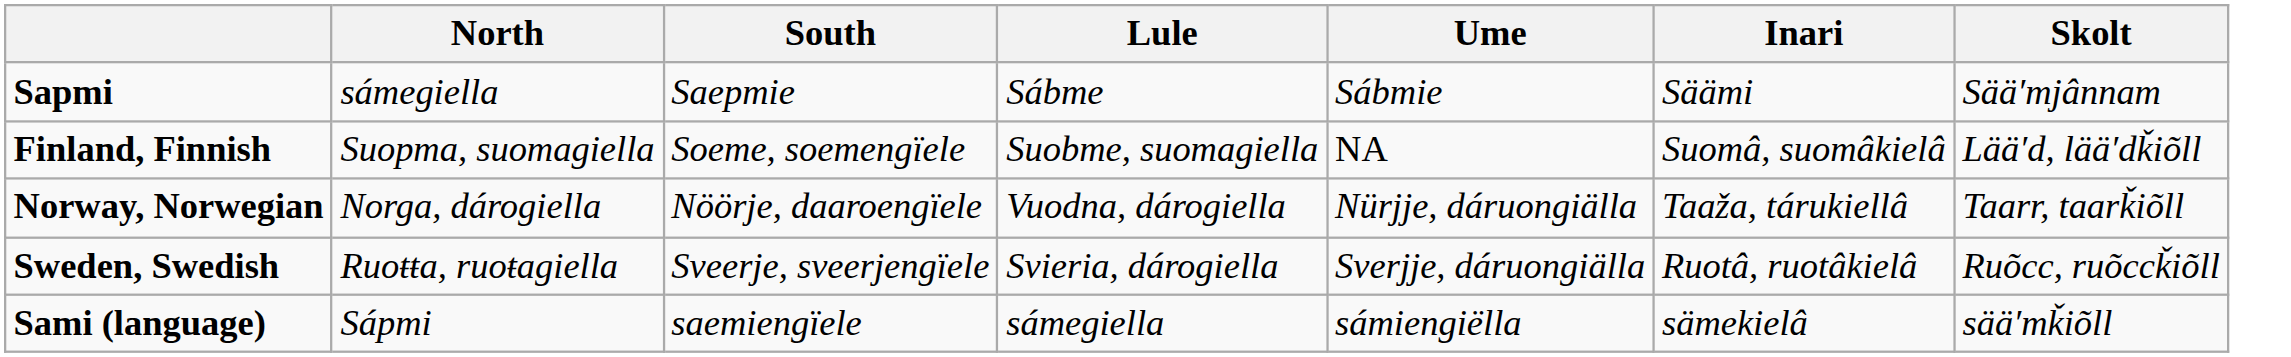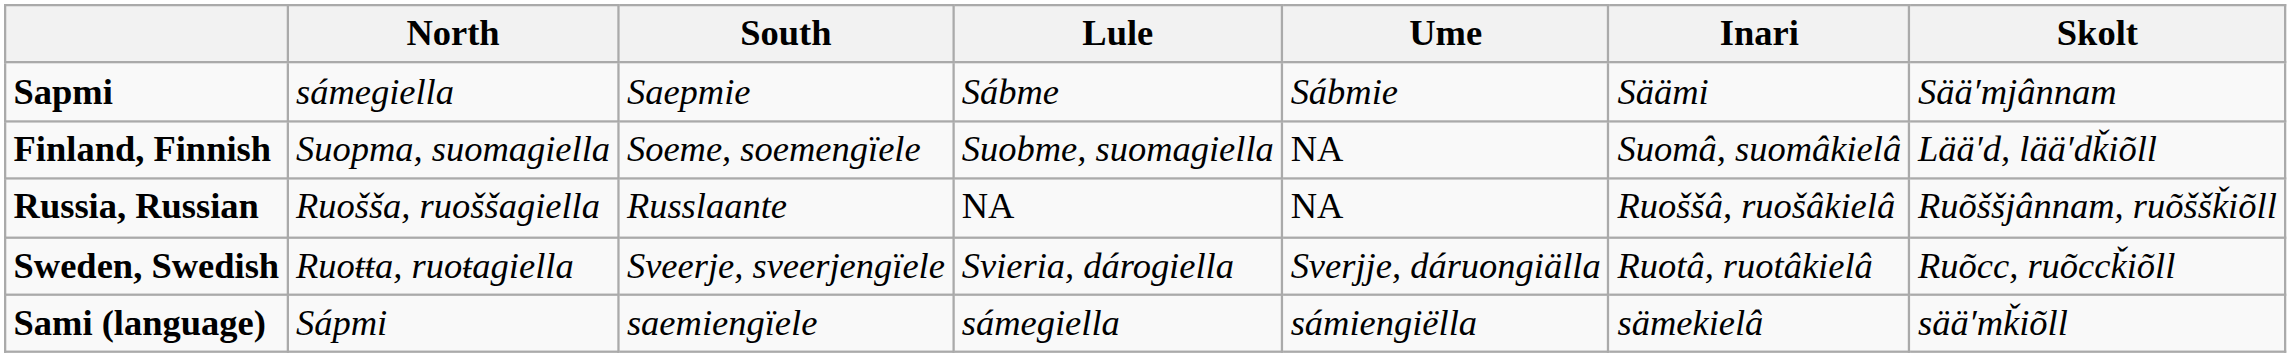- row: (169, 206)
+ row: (136, 206)
